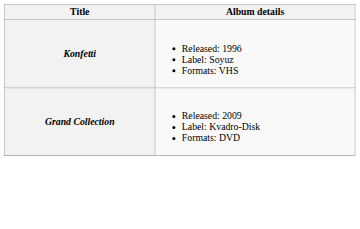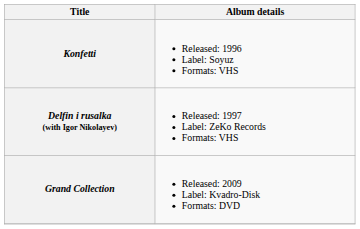+ row: (80, 121)
